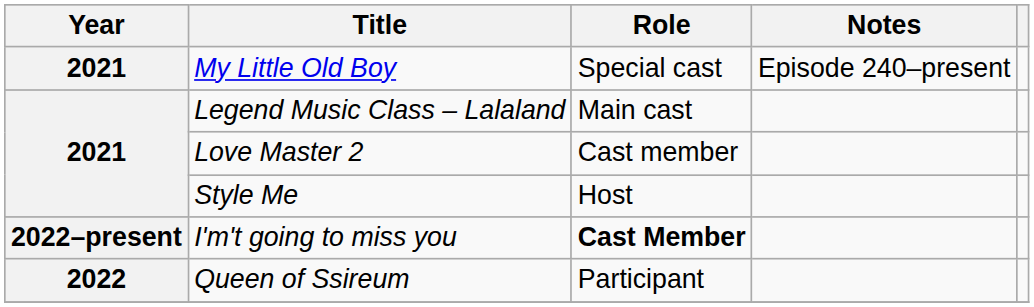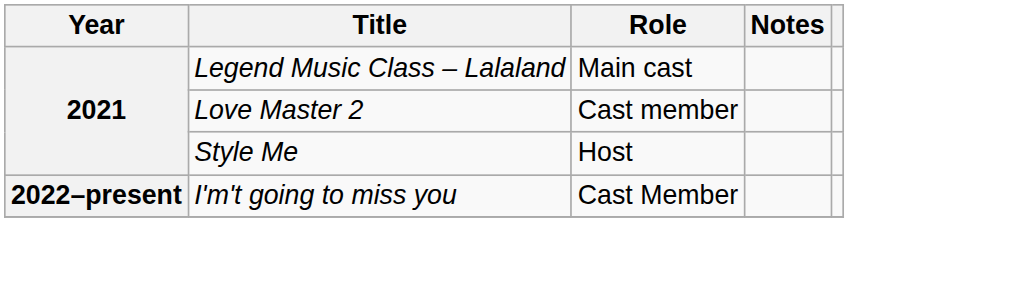- row: (295, 68)
(662, 237) bold -> (658, 195) normal
- row: (302, 279)
